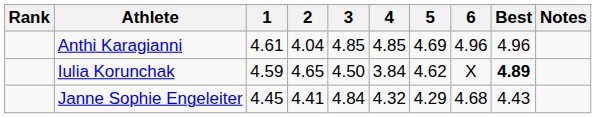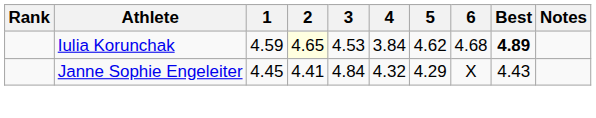- row: (120, 44)
(308, 71) no background -> (308, 44) lightyellow background
(349, 71) 4.50 -> (349, 44) 4.53
(471, 71) X -> (471, 44) 4.68
(471, 98) 4.68 -> (471, 71) X
